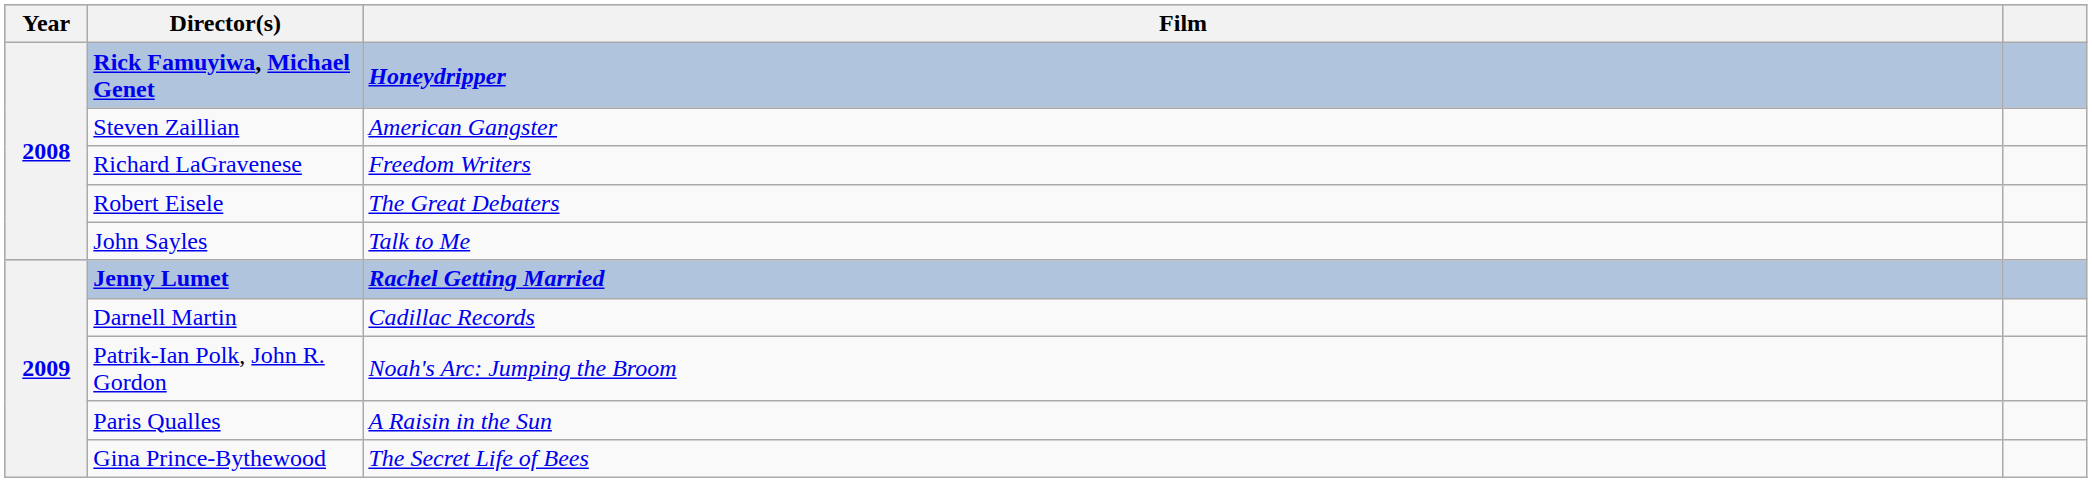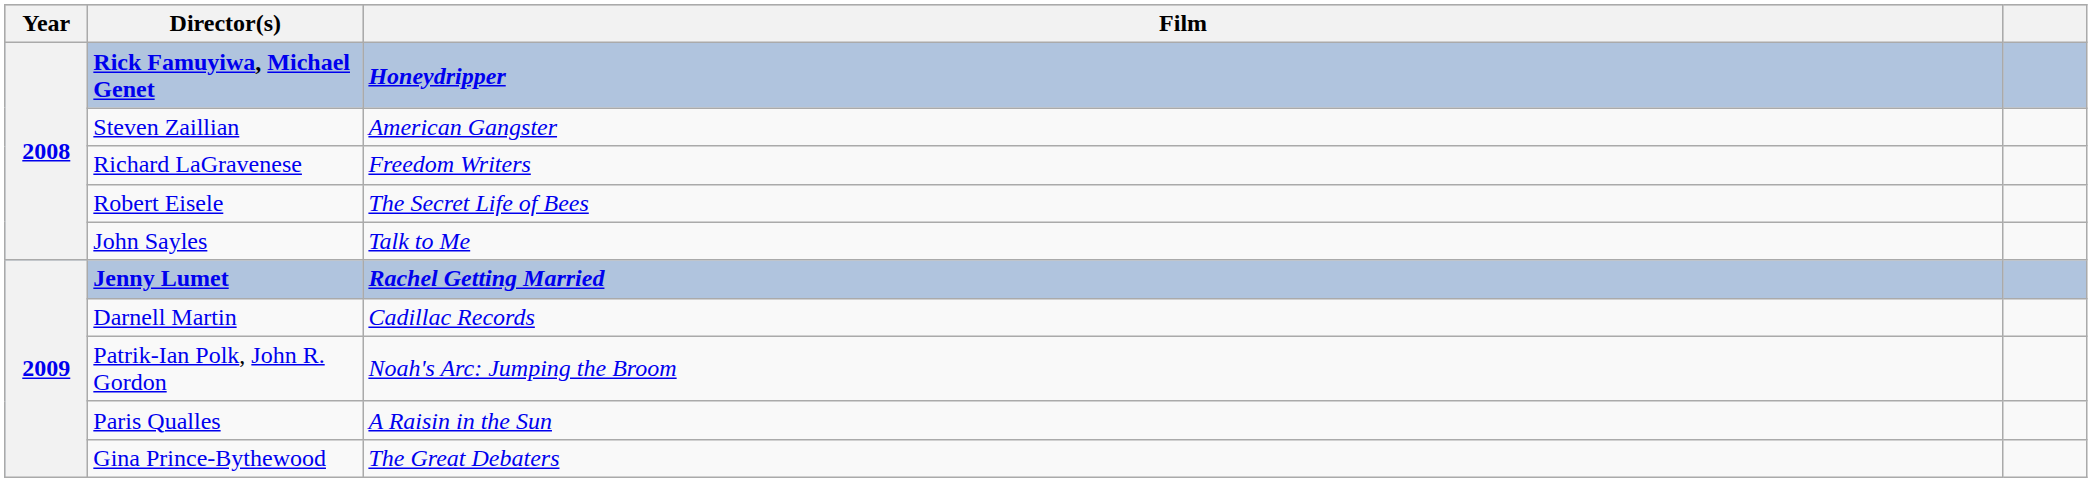(464, 202) The Great Debaters -> (479, 202) The Secret Life of Bees
(479, 458) The Secret Life of Bees -> (464, 458) The Great Debaters
